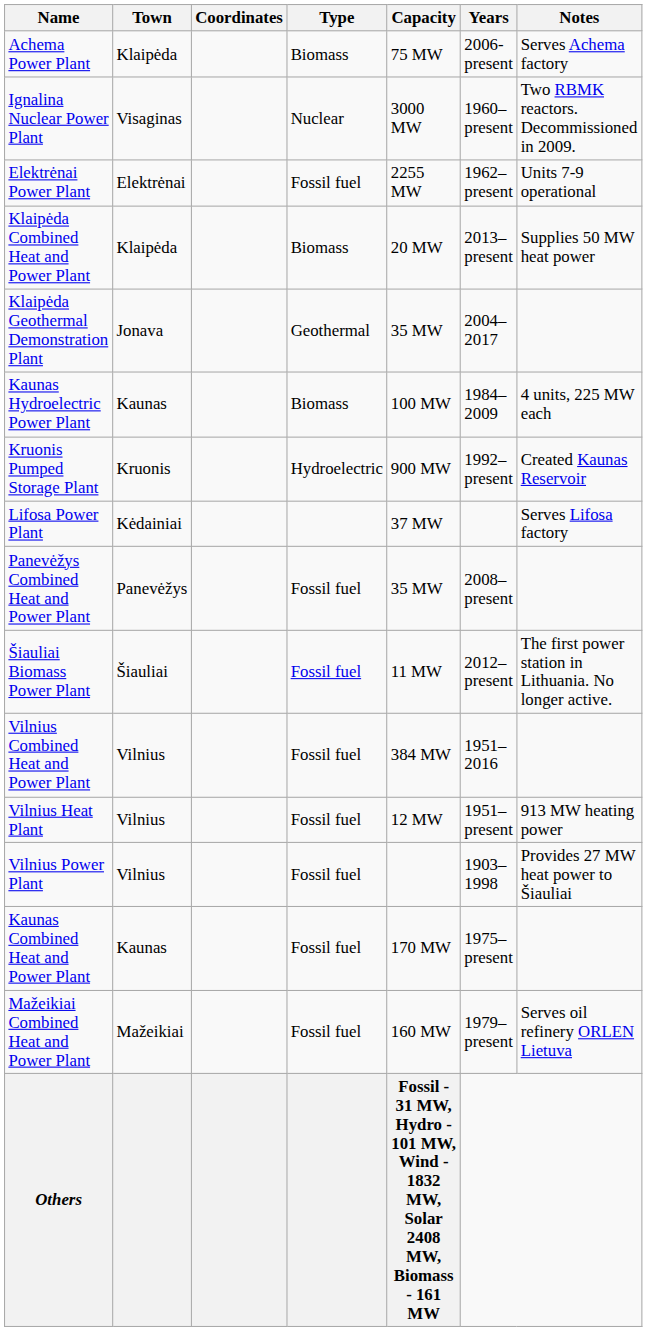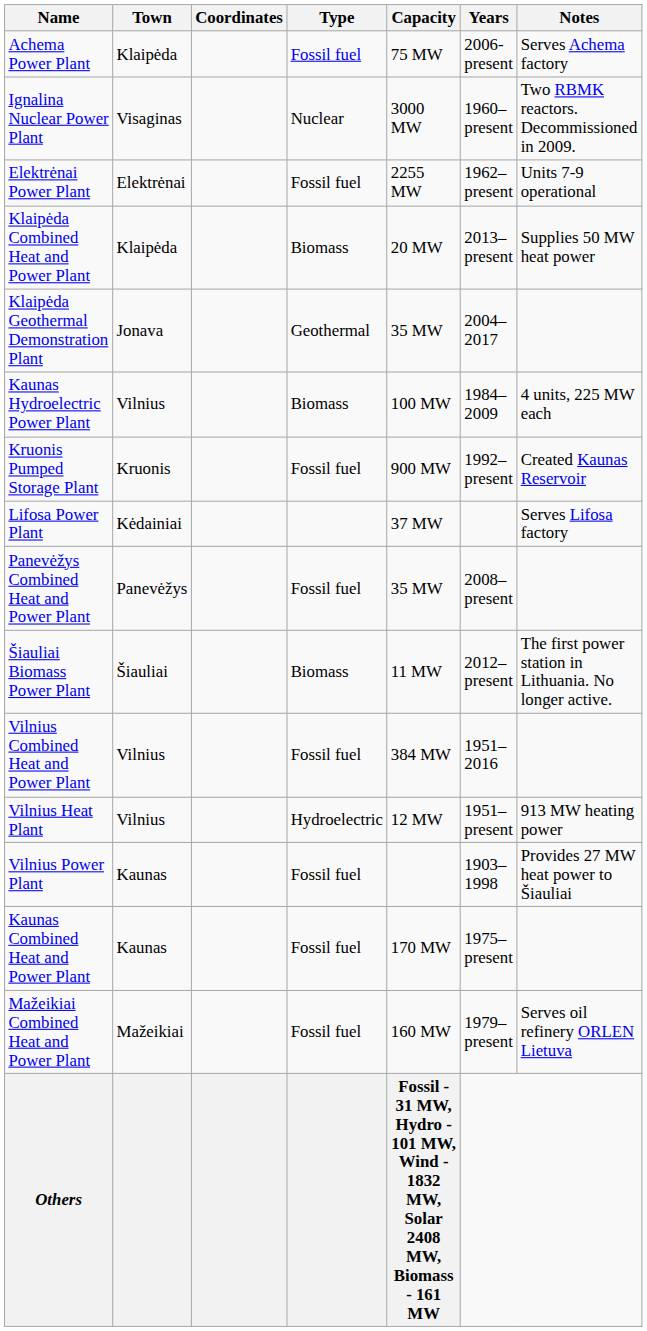(320, 53) Biomass -> (326, 53) Fossil fuel
(142, 404) Kaunas -> (141, 404) Vilnius
(337, 468) Hydroelectric -> (326, 468) Fossil fuel
(326, 671) Fossil fuel -> (320, 671) Biomass
(326, 819) Fossil fuel -> (337, 819) Hydroelectric
(141, 874) Vilnius -> (142, 874) Kaunas
